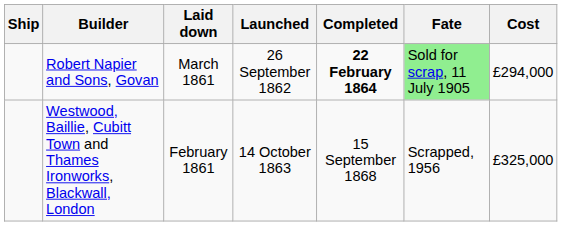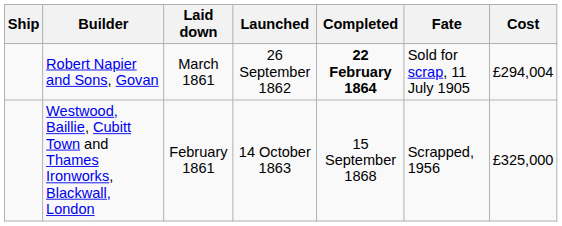(439, 71) lightgreen background -> (439, 71) no background
(523, 71) £294,000 -> (523, 71) £294,004
